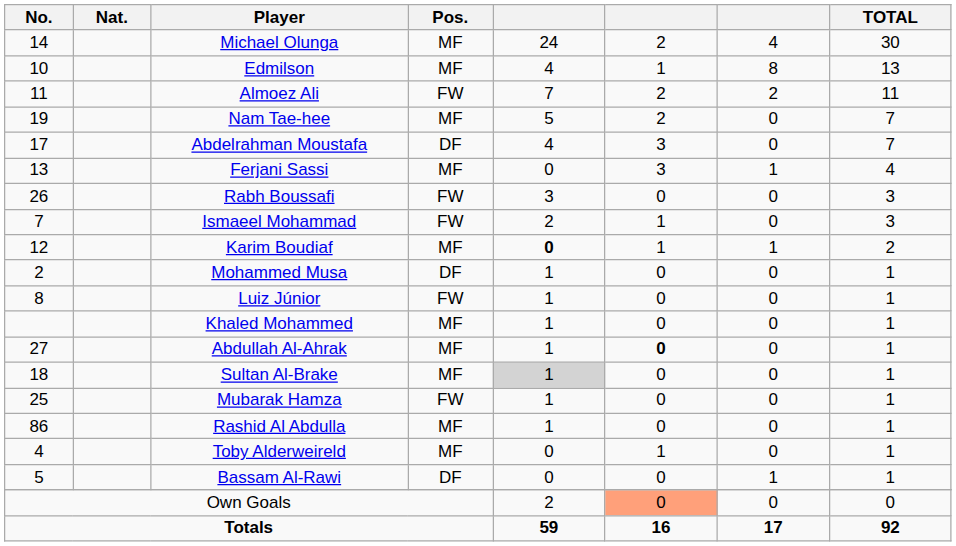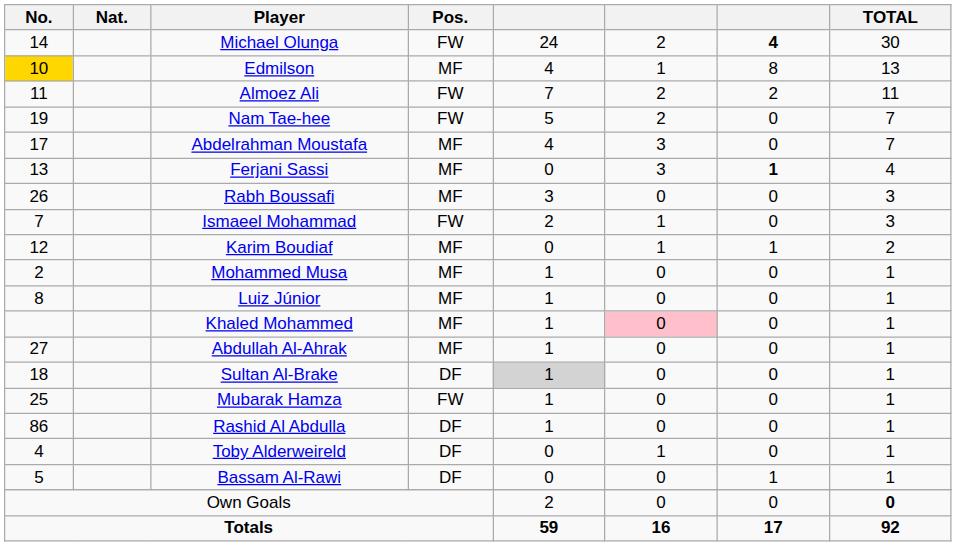(450, 42) MF -> (450, 42) FW
(773, 42) normal -> (773, 42) bold
(39, 67) no background -> (39, 67) gold background
(450, 119) MF -> (450, 119) FW
(450, 144) DF -> (450, 144) MF
(773, 170) normal -> (773, 170) bold
(450, 195) FW -> (450, 195) MF
(549, 246) bold -> (549, 246) normal
(450, 272) DF -> (450, 272) MF
(450, 297) FW -> (450, 297) MF
(661, 323) no background -> (661, 323) pink background
(661, 348) bold -> (661, 348) normal
(450, 374) MF -> (450, 374) DF
(450, 425) MF -> (450, 425) DF
(450, 451) MF -> (450, 451) DF
(661, 502) lightsalmon background -> (661, 502) no background
(890, 502) normal -> (890, 502) bold
